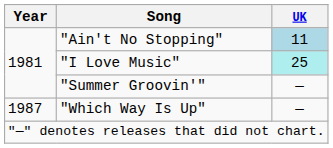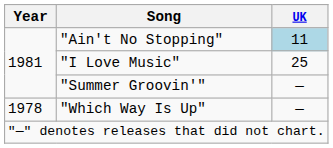(300, 63) paleturquoise background -> (300, 63) no background
(25, 109) 1987 -> (25, 109) 1978
